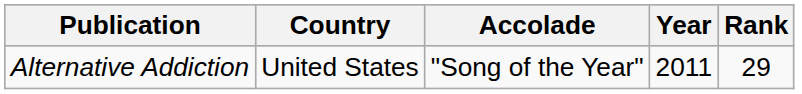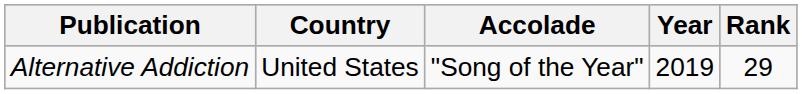(684, 66) 2011 -> (685, 66) 2019
